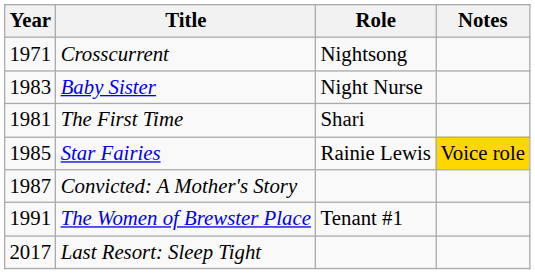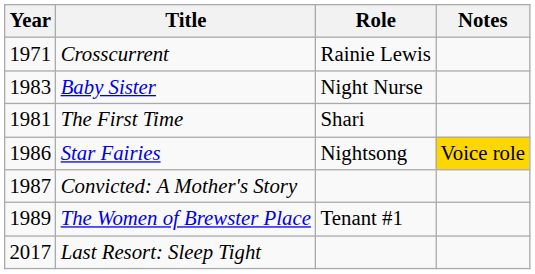(364, 53) Nightsong -> (376, 53) Rainie Lewis
(30, 152) 1985 -> (30, 152) 1986
(376, 152) Rainie Lewis -> (364, 152) Nightsong
(30, 218) 1991 -> (30, 218) 1989
